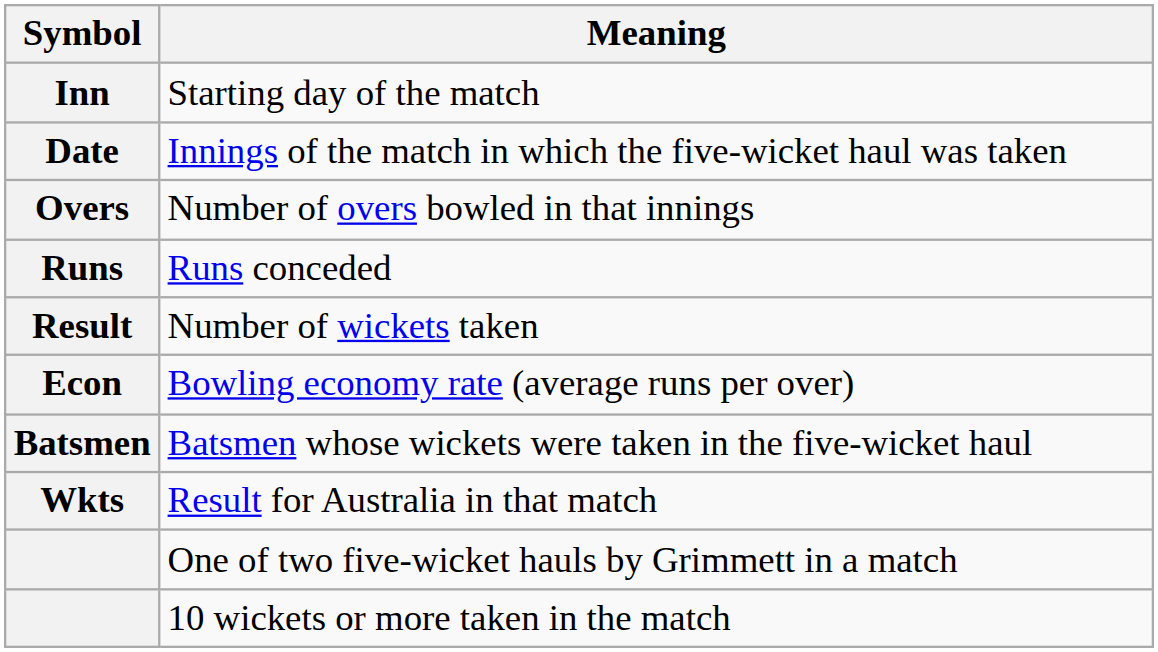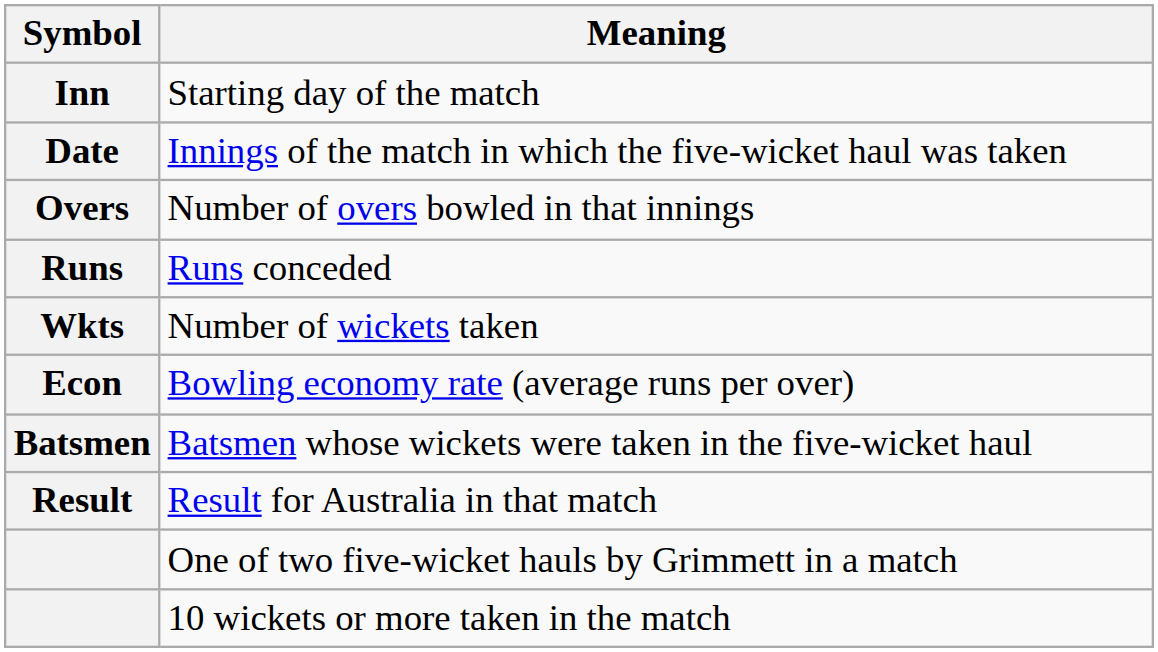(82, 325) Result -> (82, 325) Wkts
(82, 500) Wkts -> (82, 500) Result
